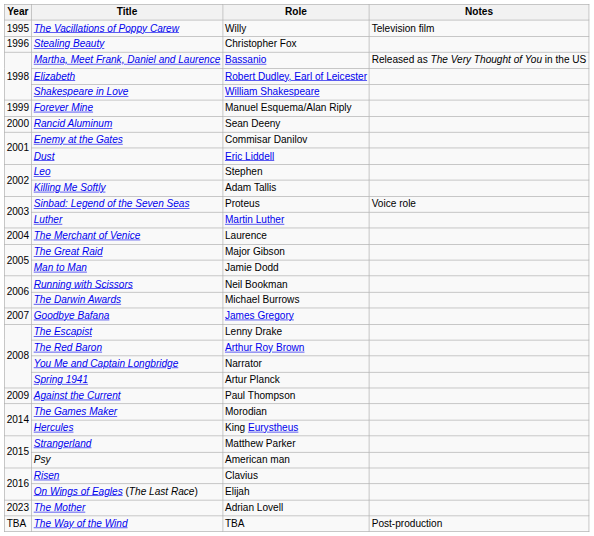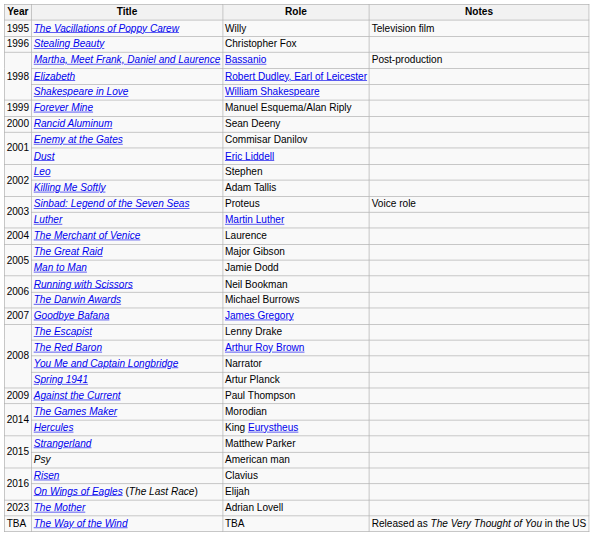(479, 60) Released as The Very Thought of You in the US -> (407, 60) Post-production
(407, 524) Post-production -> (479, 524) Released as The Very Thought of You in the US
